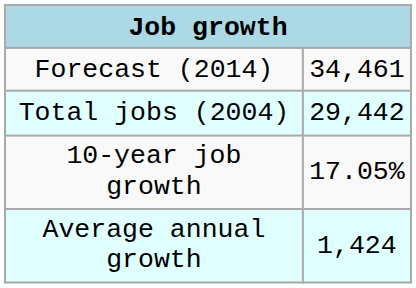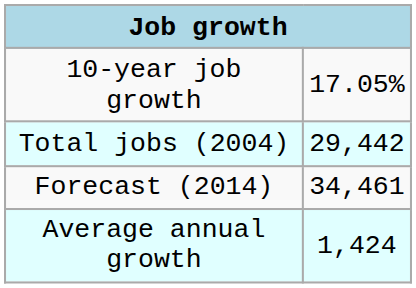rows swapped: (154, 172) <-> (154, 70)
